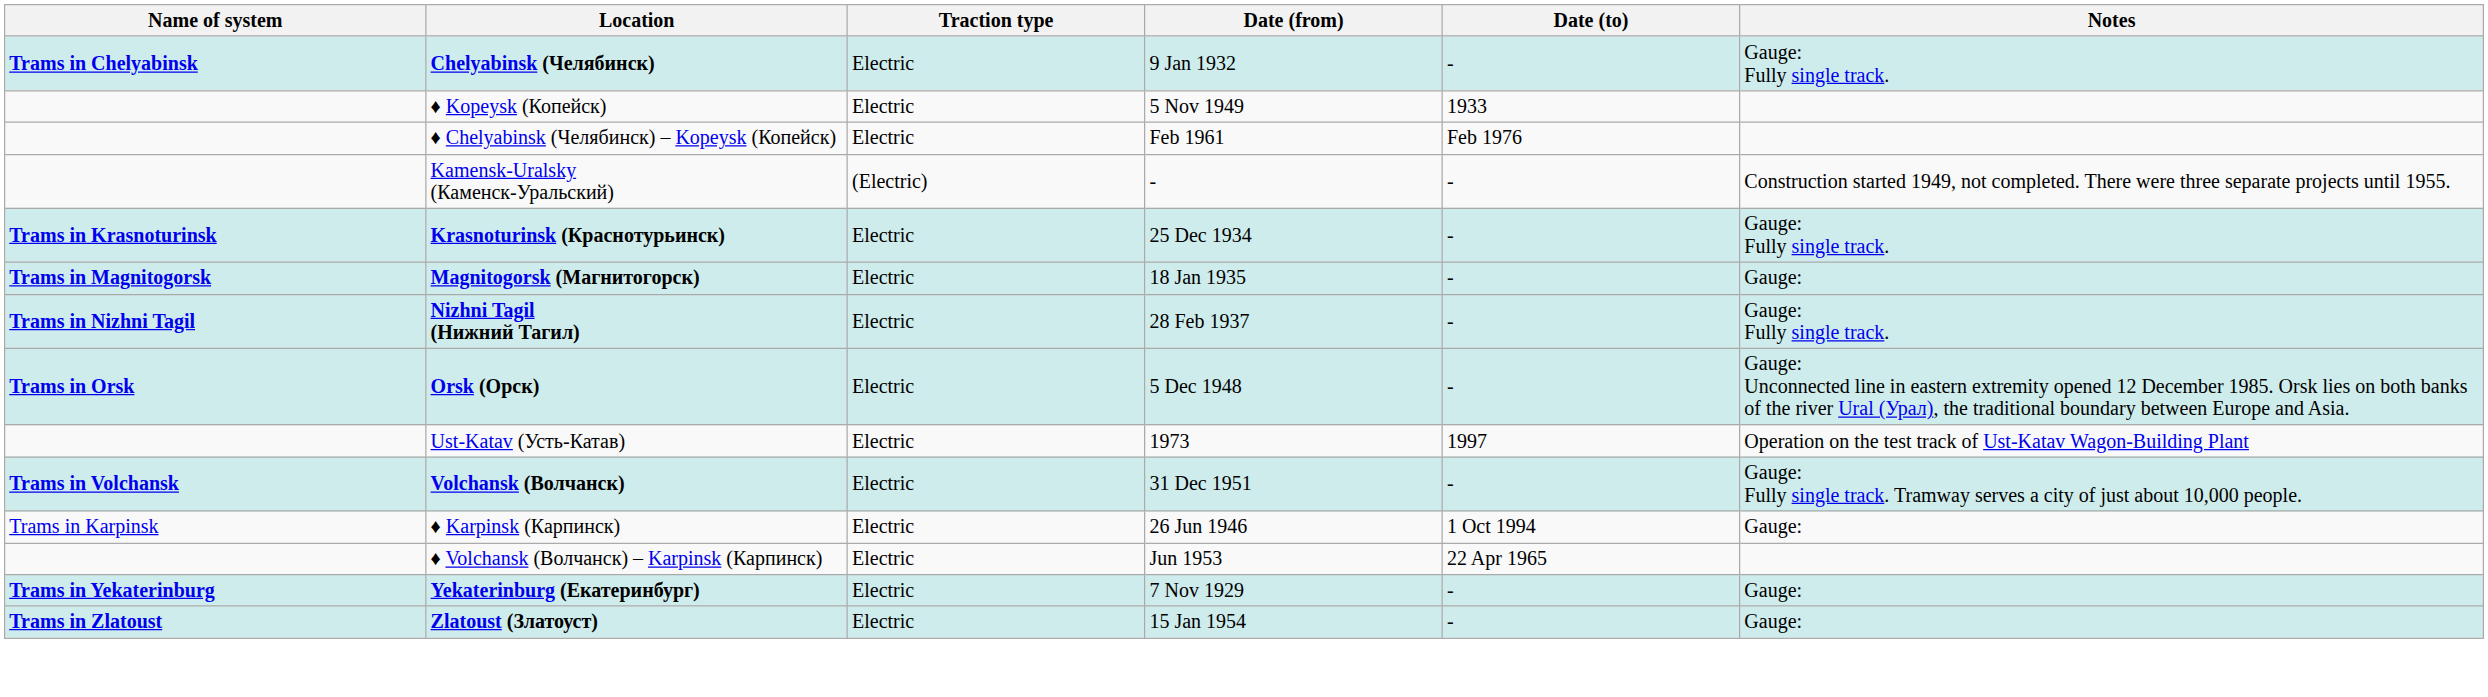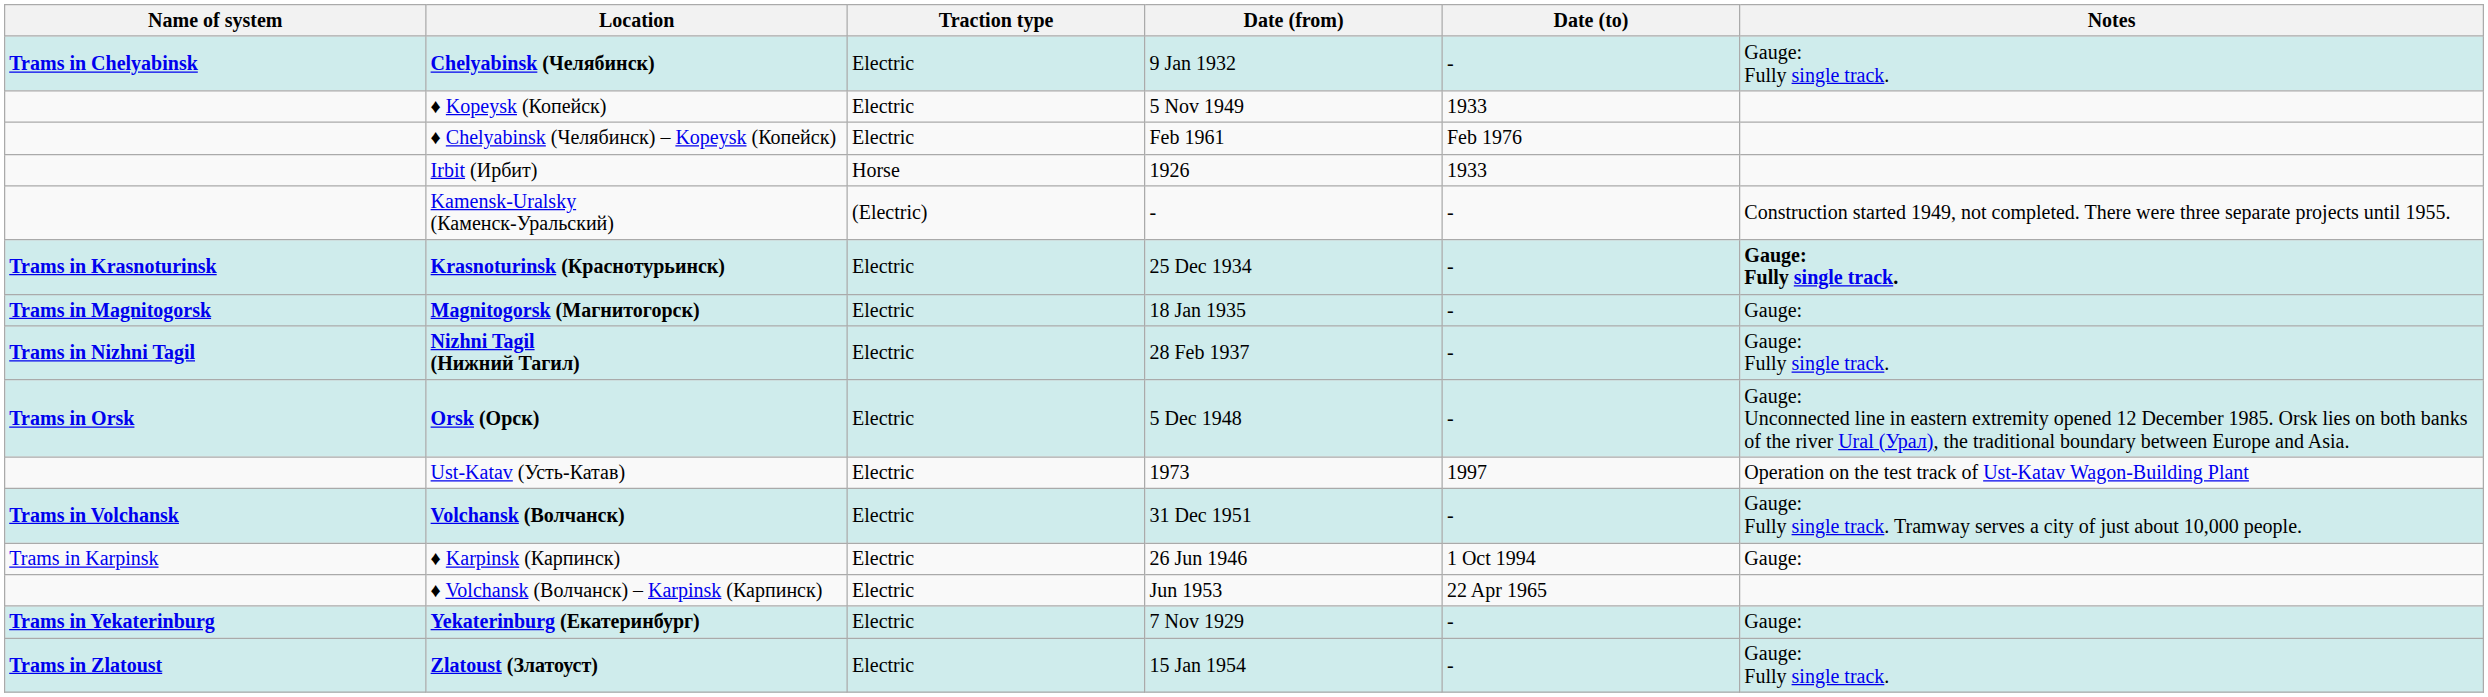+ row: (484, 169)
(1817, 235) normal -> (1821, 266) bold
(1773, 621) Gauge: -> (1817, 664) Gauge: Fully single track.
